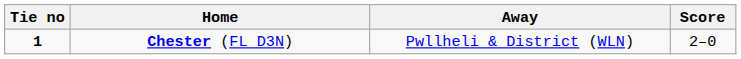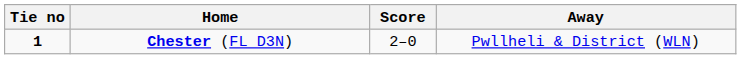columns swapped: (703, 17) <-> (520, 17)
